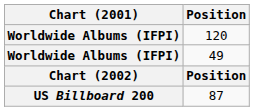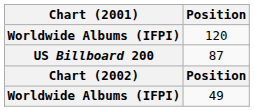rows swapped: (216, 55) <-> (216, 96)
